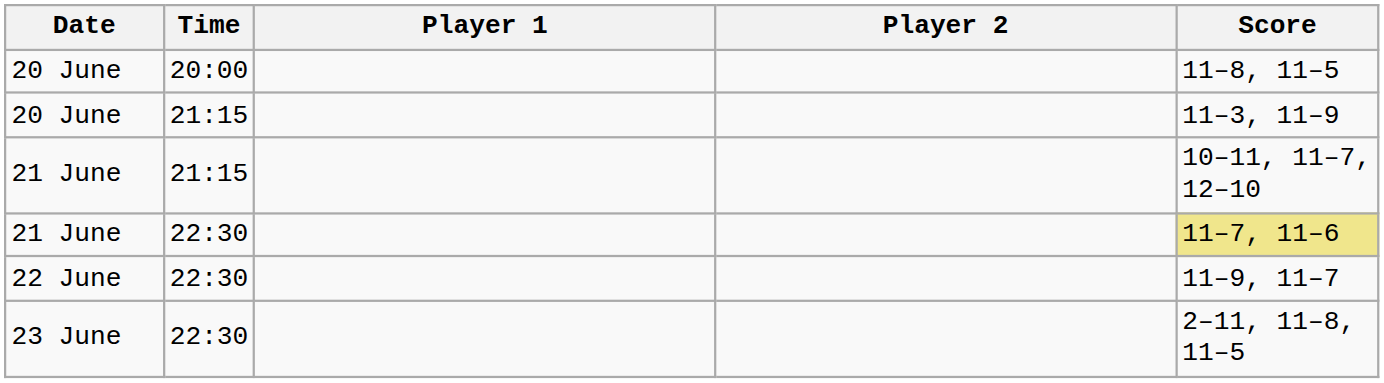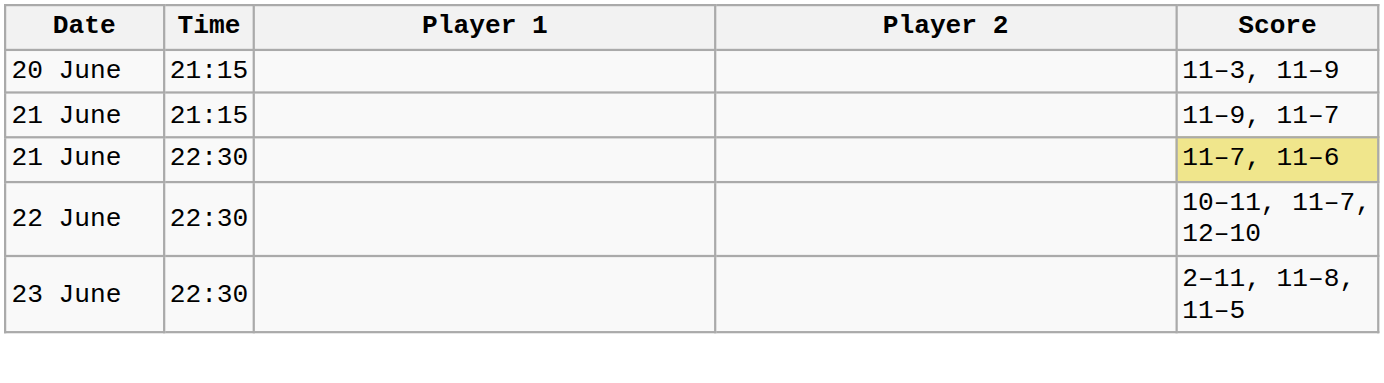- row: (66, 71)
(1277, 175) 10–11, 11–7, 12–10 -> (1261, 115) 11–9, 11–7
(1261, 278) 11–9, 11–7 -> (1277, 219) 10–11, 11–7, 12–10
